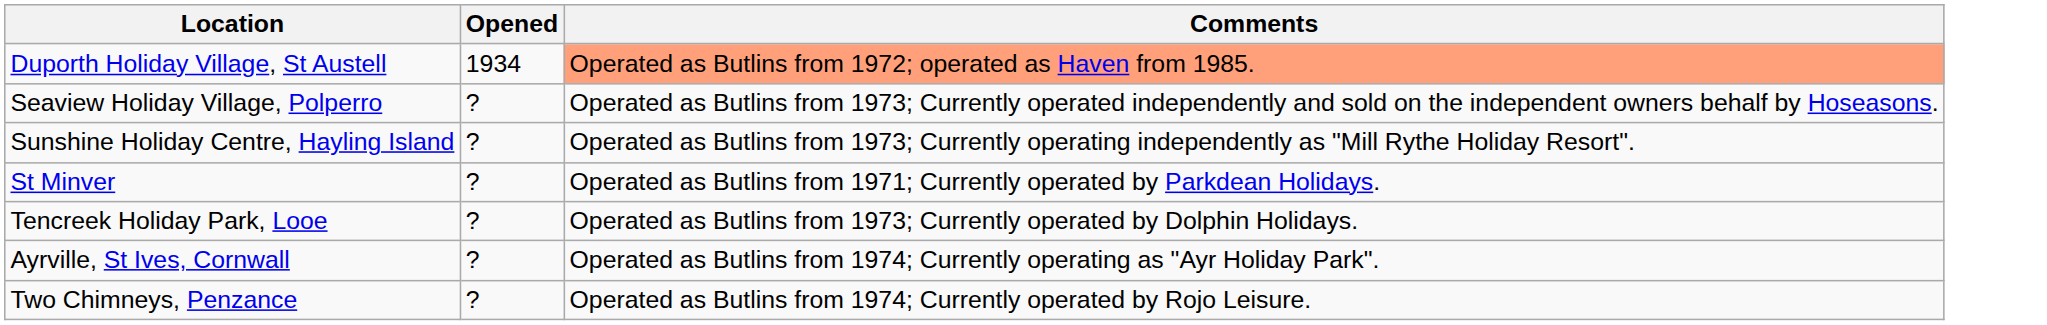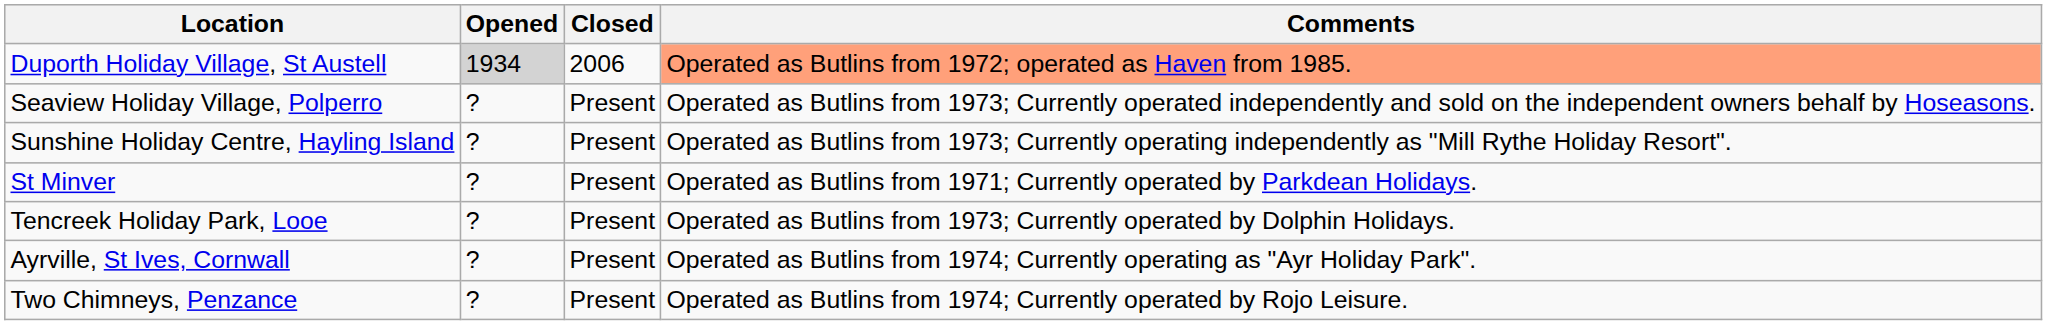+ column: (612, 24)
(493, 63) no background -> (493, 63) lightgrey background
